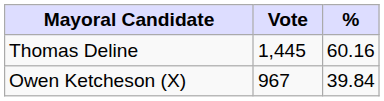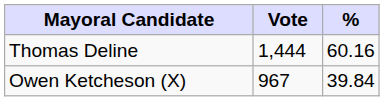(282, 50) 1,445 -> (282, 50) 1,444
